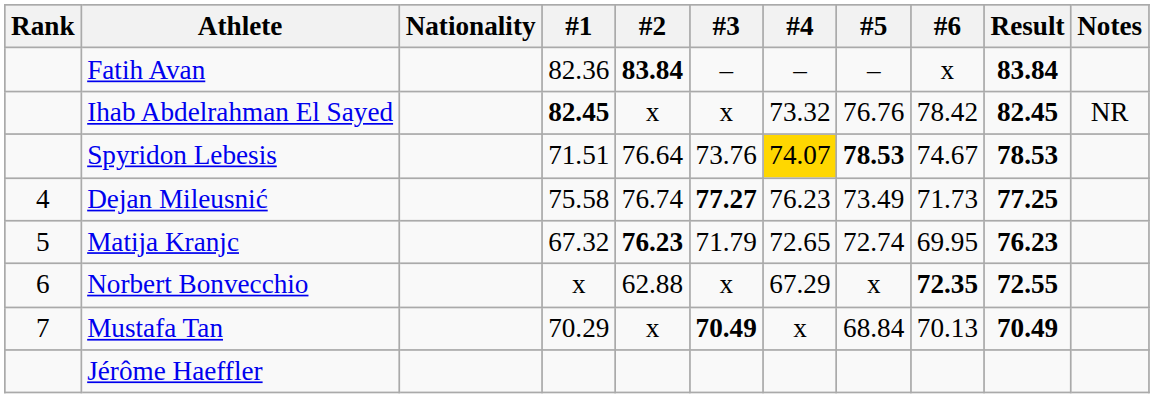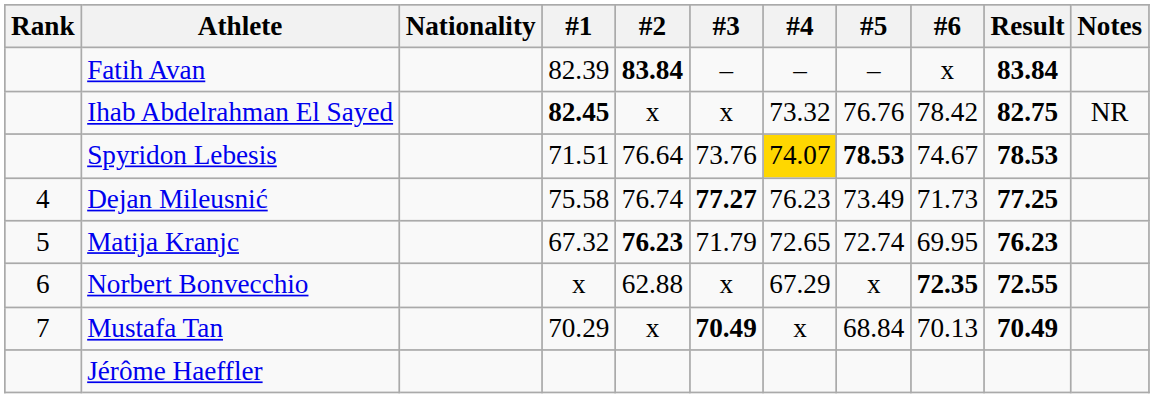(579, 69) 82.36 -> (579, 69) 82.39
(1028, 112) 82.45 -> (1028, 112) 82.75
